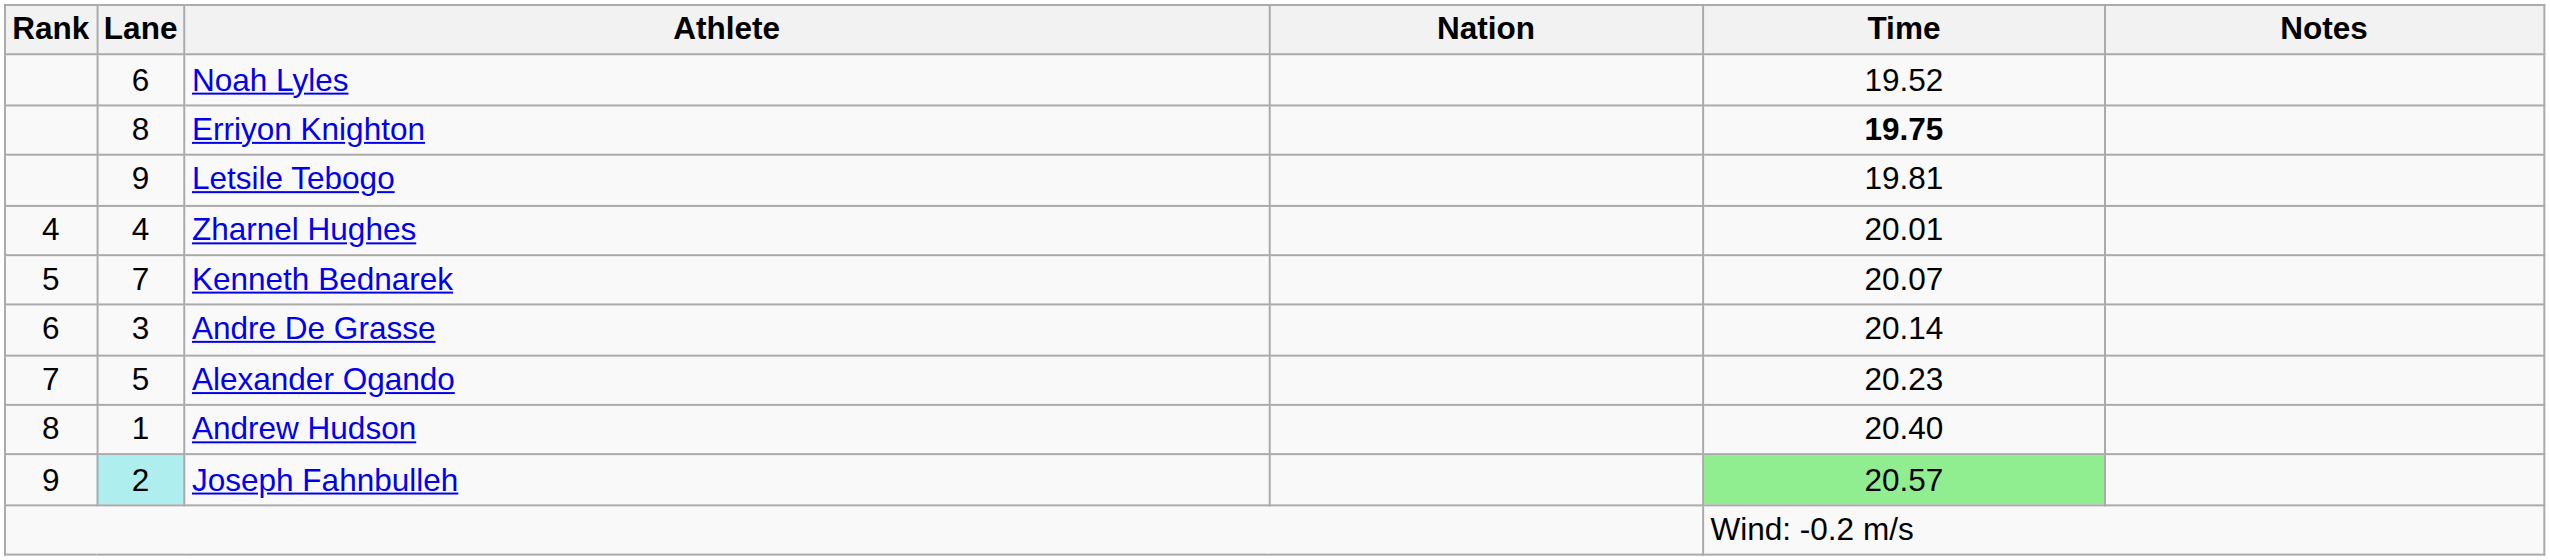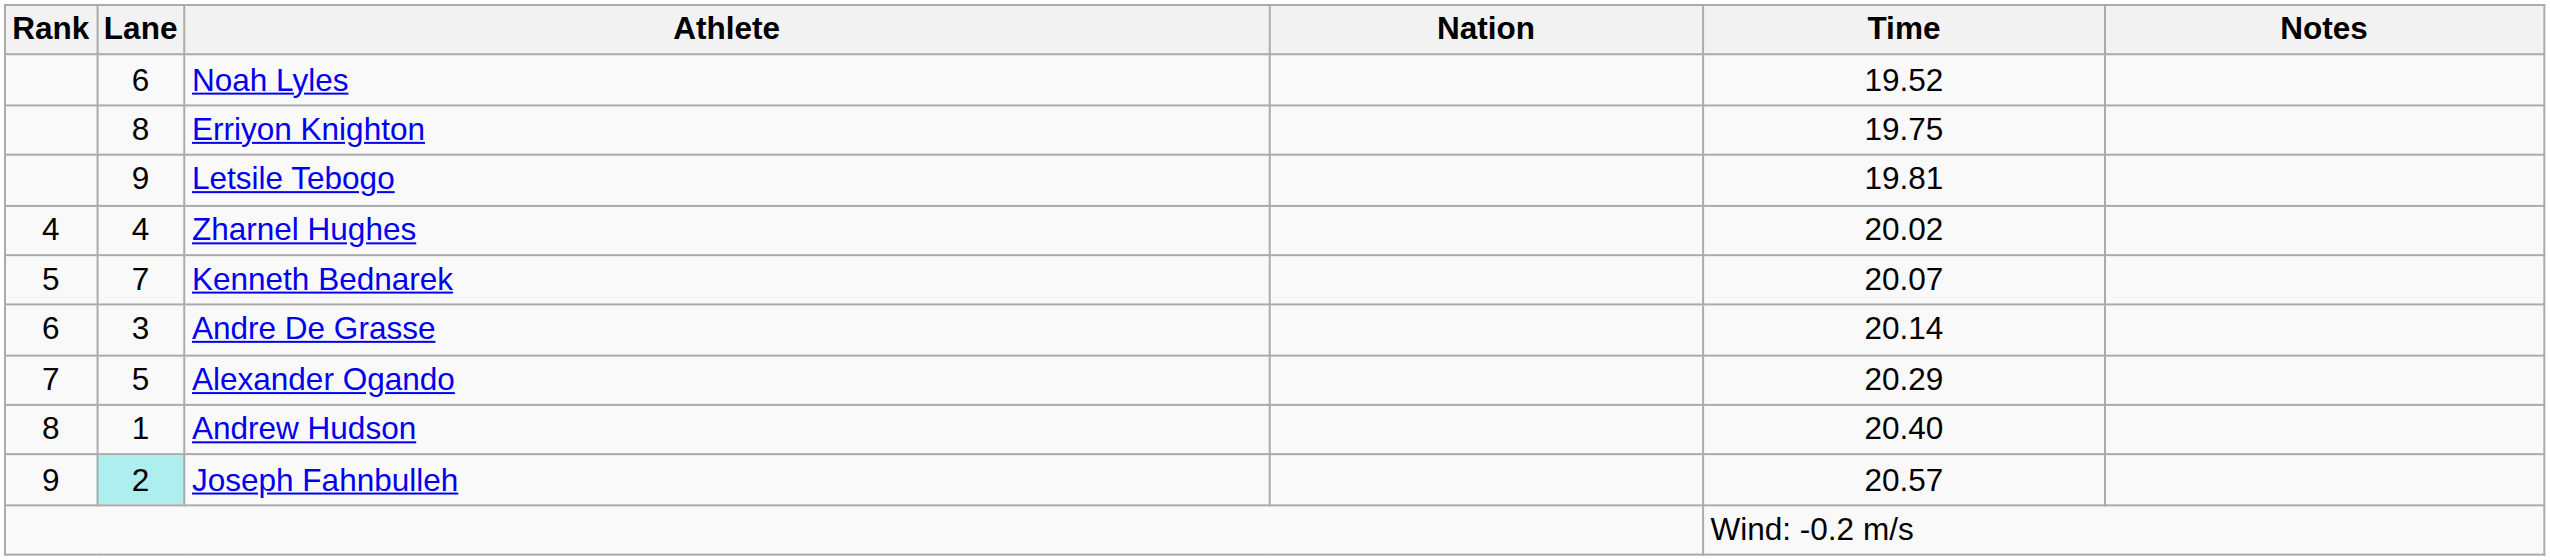(1904, 129) bold -> (1904, 129) normal
(1904, 229) 20.01 -> (1904, 229) 20.02
(1904, 379) 20.23 -> (1904, 379) 20.29
(1904, 479) lightgreen background -> (1904, 479) no background
